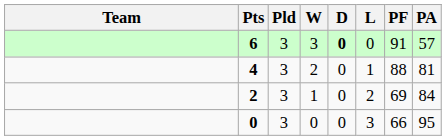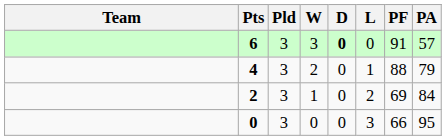(427, 69) 81 -> (427, 69) 79
